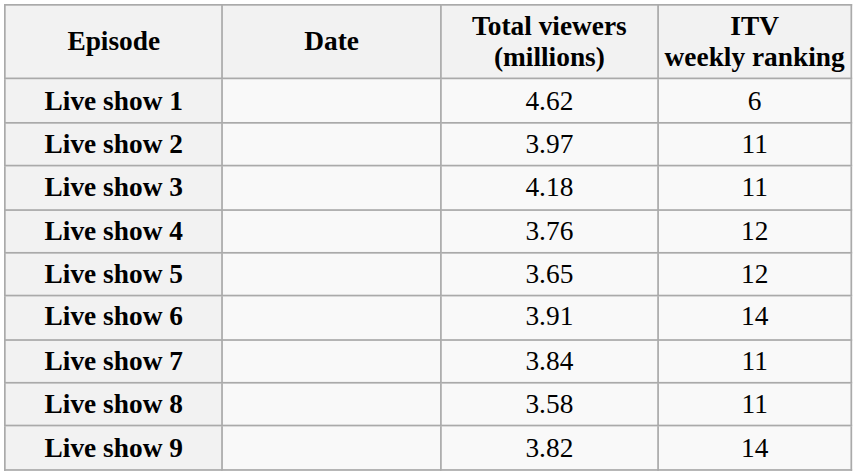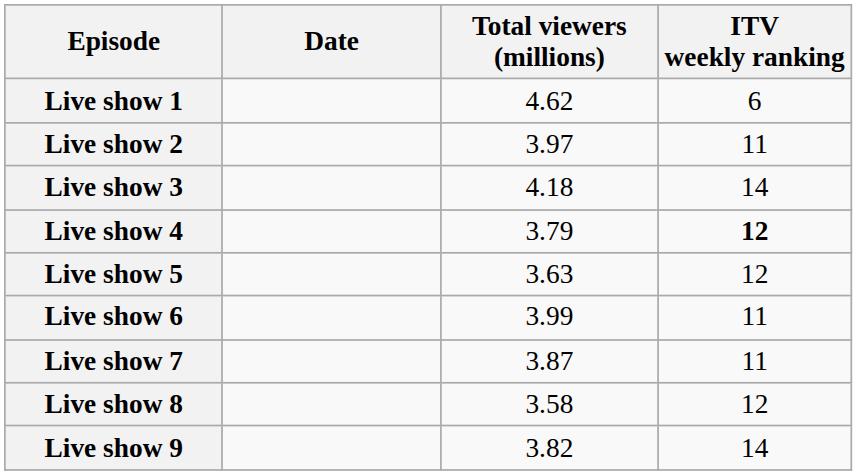(755, 187) 11 -> (755, 187) 14
(549, 230) 3.76 -> (549, 230) 3.79
(755, 230) normal -> (755, 230) bold
(549, 273) 3.65 -> (549, 273) 3.63
(549, 317) 3.91 -> (549, 317) 3.99
(755, 317) 14 -> (755, 317) 11
(549, 360) 3.84 -> (549, 360) 3.87
(755, 404) 11 -> (755, 404) 12
